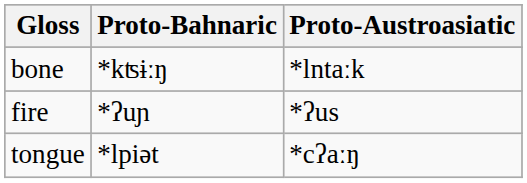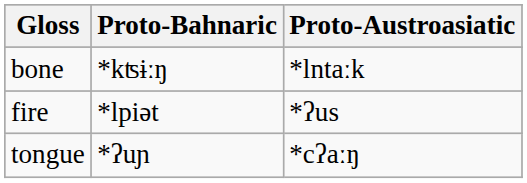(123, 111) *ʔuɲ -> (128, 111) *lpiət
(128, 154) *lpiət -> (123, 154) *ʔuɲ
